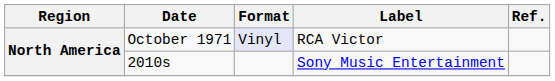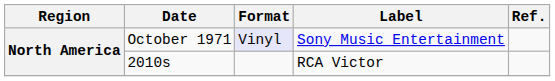(340, 40) RCA Victor -> (401, 40) Sony Music Entertainment
(401, 63) Sony Music Entertainment -> (340, 63) RCA Victor
